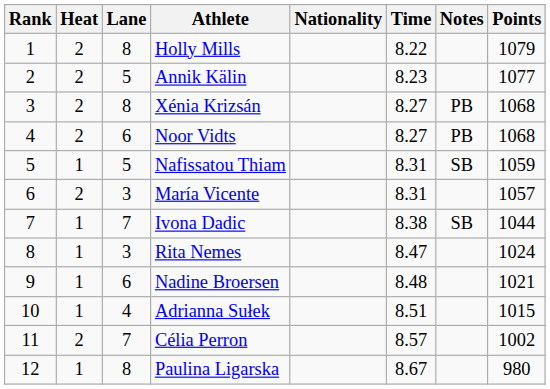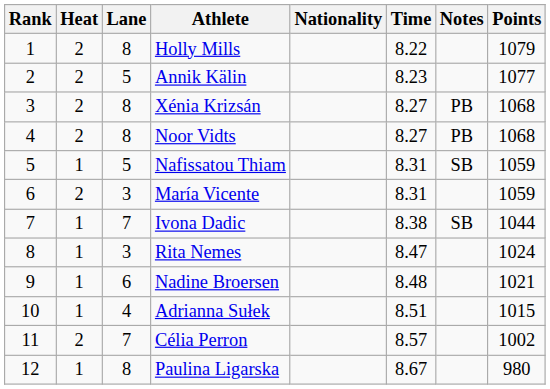(126, 135) 6 -> (126, 135) 8
(517, 194) 1057 -> (517, 194) 1059
